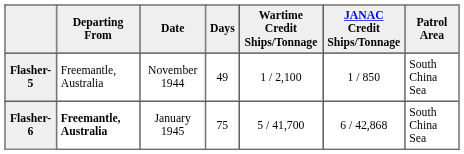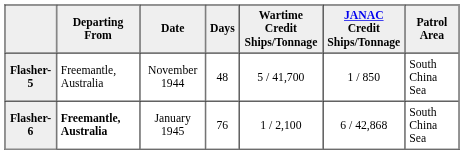(222, 77) 49 -> (222, 77) 48
(281, 77) 1 / 2,100 -> (281, 77) 5 / 41,700
(222, 125) 75 -> (222, 125) 76
(281, 125) 5 / 41,700 -> (281, 125) 1 / 2,100
